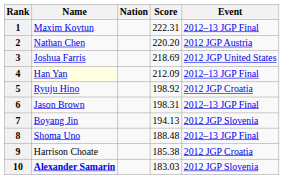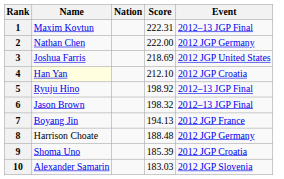(166, 43) 220.20 -> (160, 43) 222.00
(218, 43) 2012 JGP Austria -> (216, 43) 2012 JGP Germany
(166, 74) 212.09 -> (160, 74) 212.10
(221, 74) 2012–13 JGP Final -> (213, 74) 2012 JGP Croatia
(218, 89) 2012 JGP Croatia -> (216, 89) 2012–13 JGP Final
(166, 105) 198.31 -> (160, 105) 198.32
(221, 120) 2012 JGP Slovenia -> (211, 120) 2012 JGP France
(57, 136) Shoma Uno -> (66, 136) Harrison Choate
(221, 136) 2012–13 JGP Final -> (216, 136) 2012 JGP Germany
(66, 151) Harrison Choate -> (57, 151) Shoma Uno
(166, 151) 185.38 -> (160, 151) 185.39
(75, 167) bold -> (72, 167) normal
